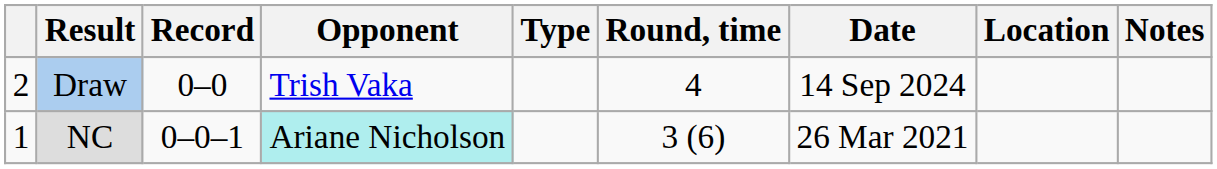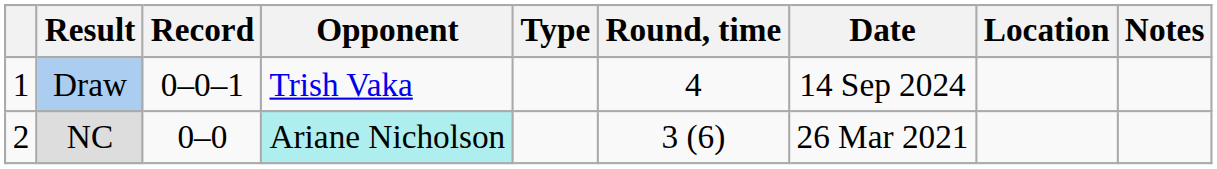(21, 83) 2 -> (21, 83) 1
(202, 83) 0–0 -> (202, 83) 0–0–1
(21, 136) 1 -> (21, 136) 2
(202, 136) 0–0–1 -> (202, 136) 0–0
